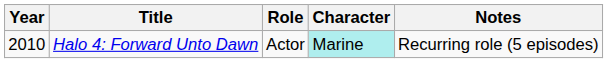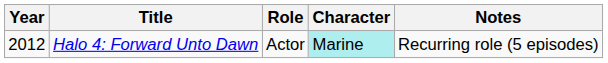(27, 44) 2010 -> (27, 44) 2012
